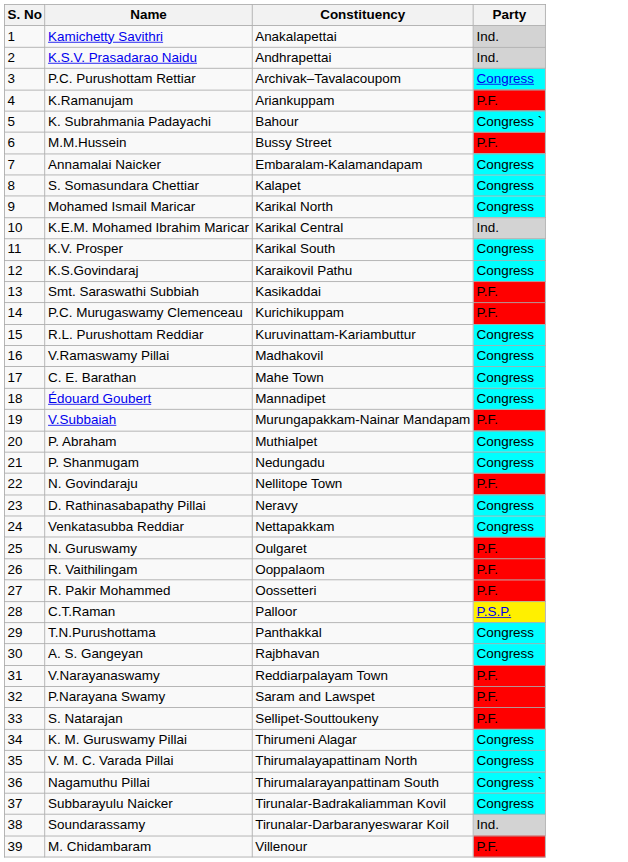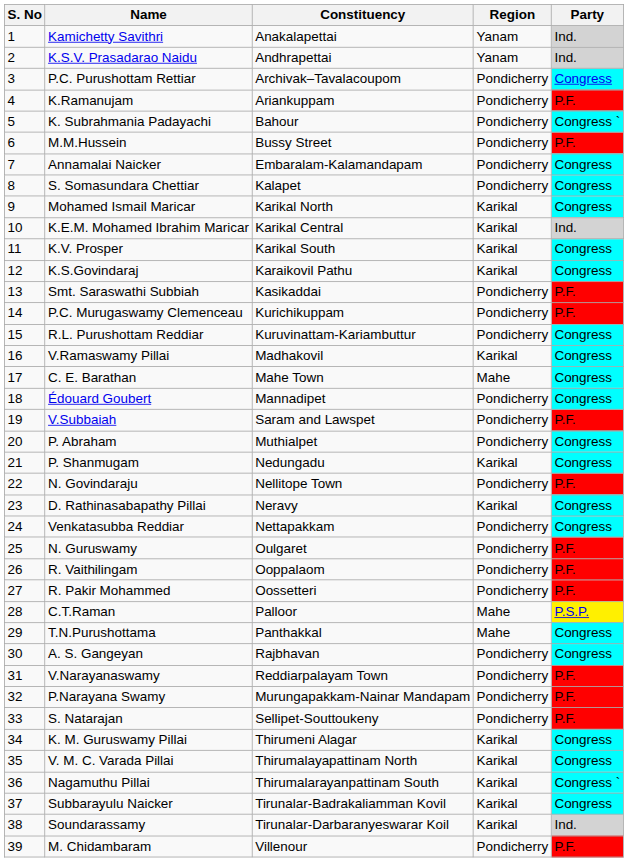+ column: (512, 15)
(363, 420) Murungapakkam-Nainar Mandapam -> (315, 420) Saram and Lawspet
(315, 697) Saram and Lawspet -> (363, 697) Murungapakkam-Nainar Mandapam
